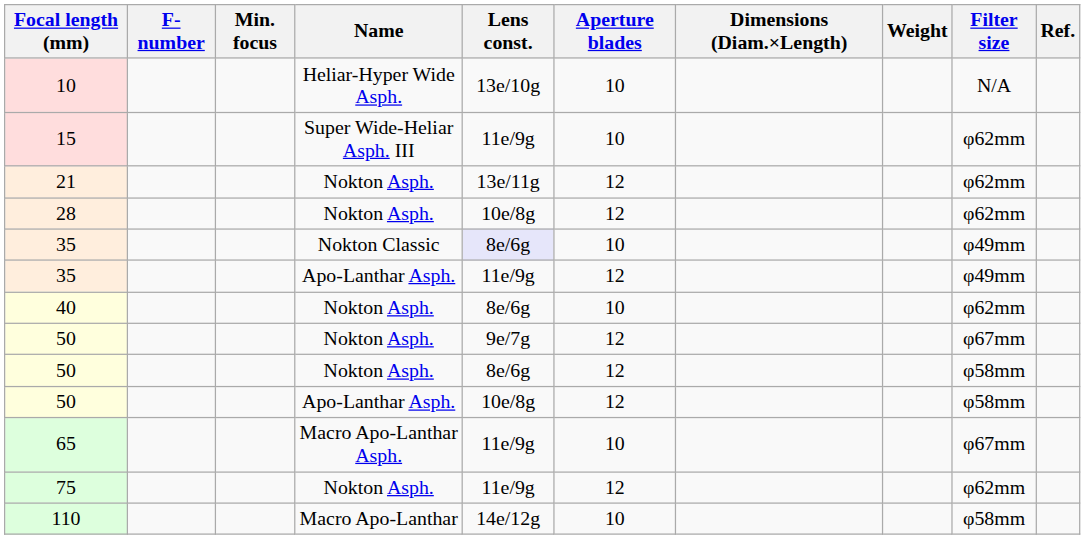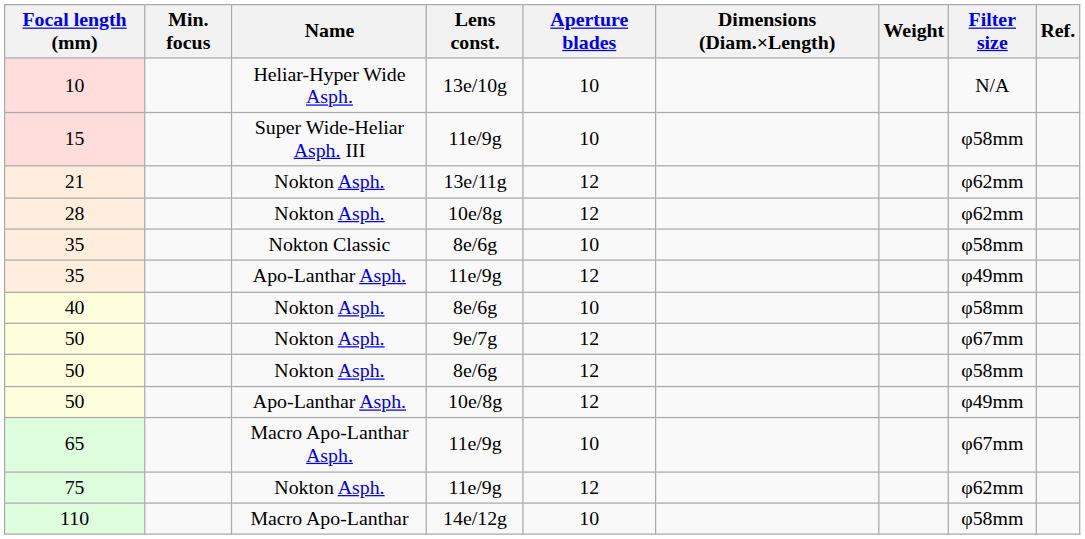- column: (171, 31)
(994, 138) φ62mm -> (992, 138) φ58mm
(508, 244) lavender background -> (475, 244) no background
(994, 244) φ49mm -> (992, 244) φ58mm
(994, 307) φ62mm -> (992, 307) φ58mm
(994, 401) φ58mm -> (992, 401) φ49mm
